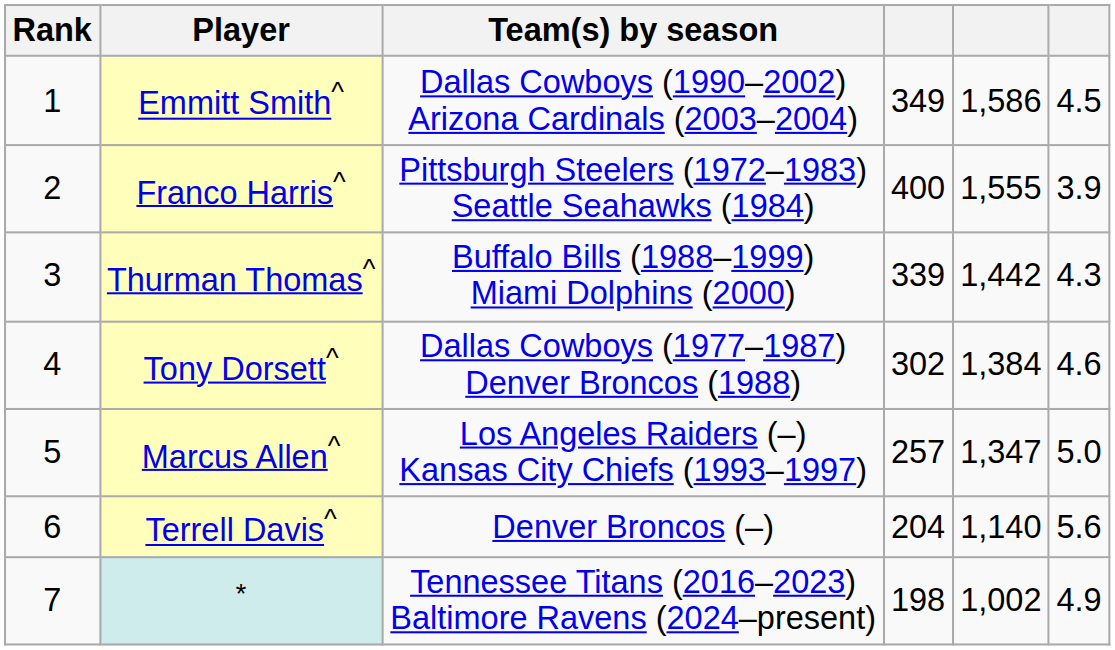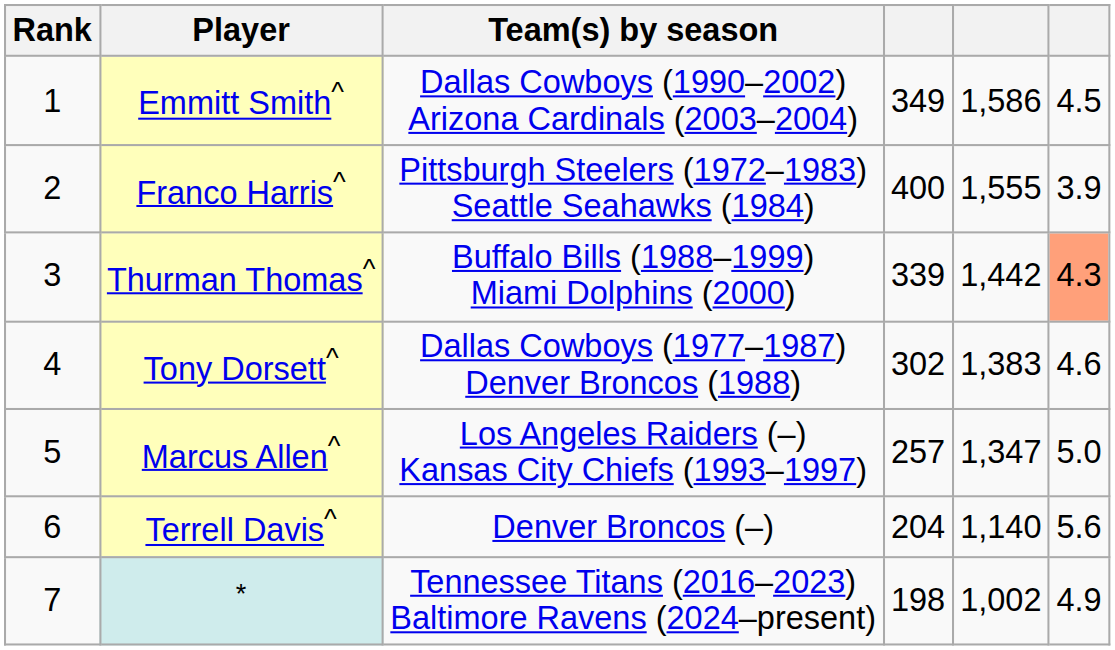(1079, 276) no background -> (1079, 276) lightsalmon background
(1001, 364) 1,384 -> (1001, 364) 1,383
